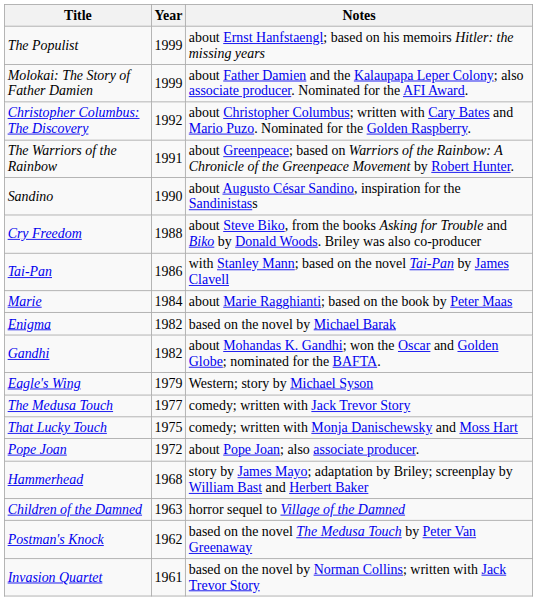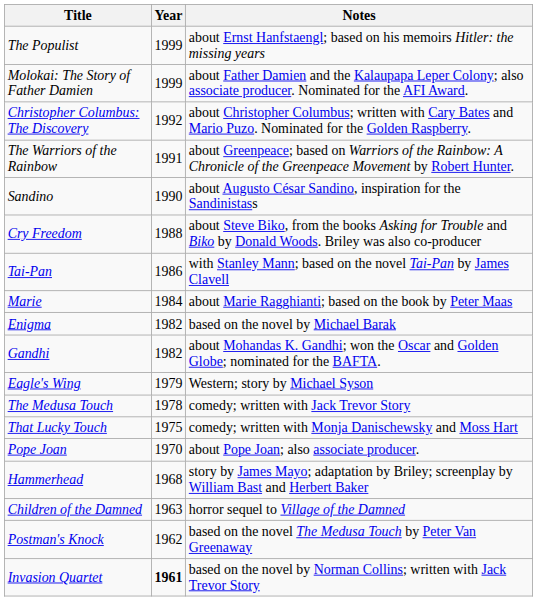(168, 405) 1977 -> (168, 405) 1978
(168, 449) 1972 -> (168, 449) 1970
(168, 577) normal -> (168, 577) bold
